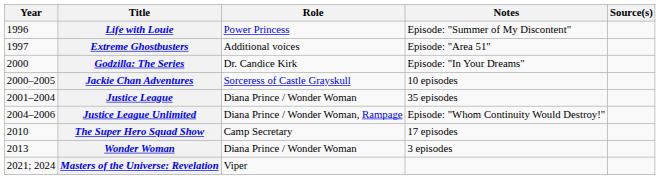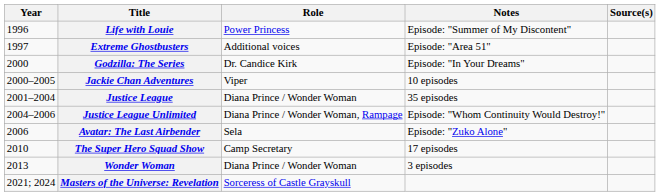(287, 81) Sorceress of Castle Grayskull -> (236, 81) Viper
+ row: (139, 132)
(236, 166) Viper -> (287, 183) Sorceress of Castle Grayskull
